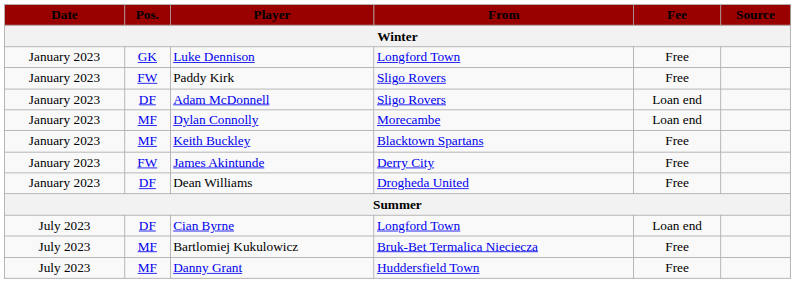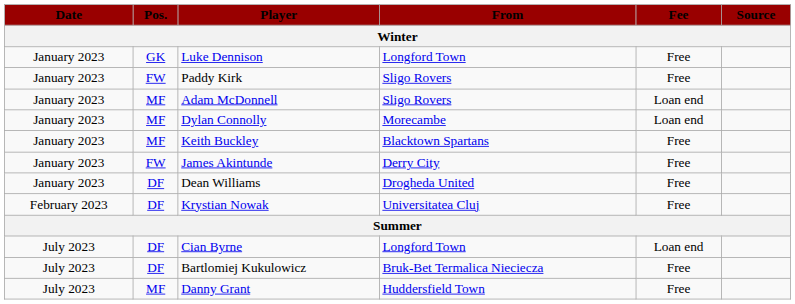(147, 99) DF -> (156, 99) MF
+ row: (225, 204)
(147, 246) MF -> (156, 267) DF
